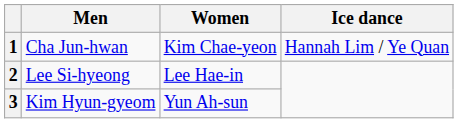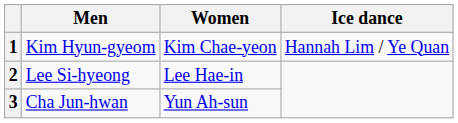(77, 46) Cha Jun-hwan -> (91, 46) Kim Hyun-gyeom
(91, 103) Kim Hyun-gyeom -> (77, 103) Cha Jun-hwan
